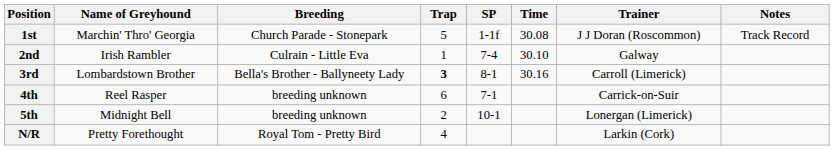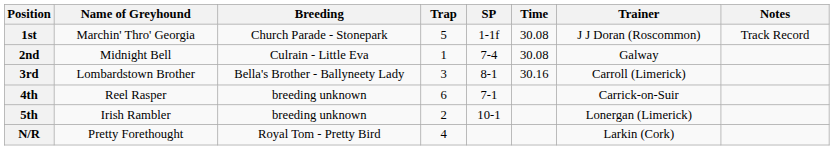(136, 54) Irish Rambler -> (136, 54) Midnight Bell
(534, 54) 30.10 -> (534, 54) 30.08
(444, 74) bold -> (444, 74) normal
(136, 114) Midnight Bell -> (136, 114) Irish Rambler
